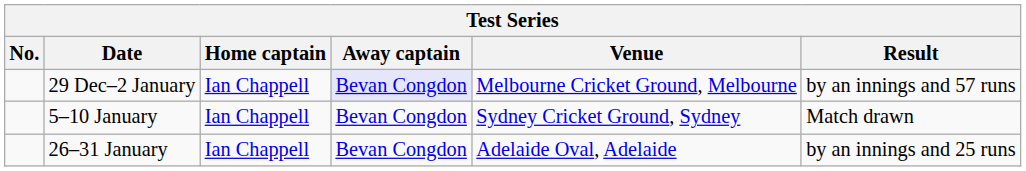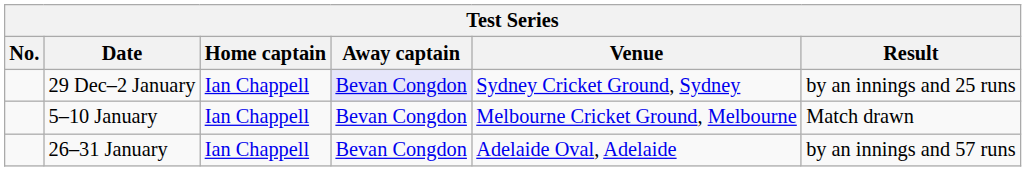(637, 85) Melbourne Cricket Ground, Melbourne -> (608, 85) Sydney Cricket Ground, Sydney
(911, 85) by an innings and 57 runs -> (911, 85) by an innings and 25 runs
(608, 117) Sydney Cricket Ground, Sydney -> (637, 117) Melbourne Cricket Ground, Melbourne
(911, 149) by an innings and 25 runs -> (911, 149) by an innings and 57 runs
